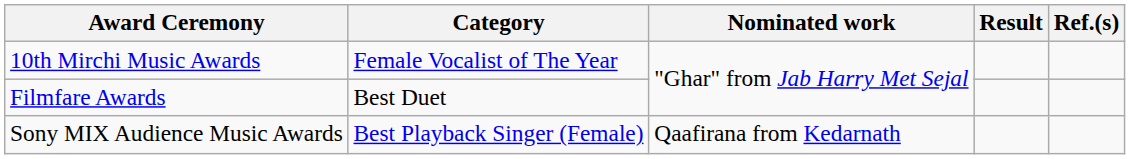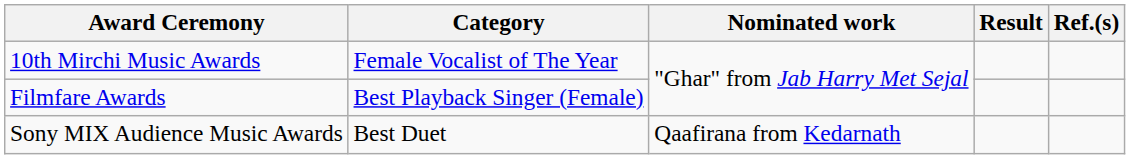(400, 97) Best Duet -> (499, 97) Best Playback Singer (Female)
(499, 134) Best Playback Singer (Female) -> (400, 134) Best Duet
